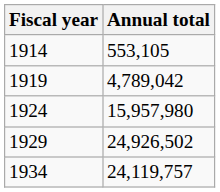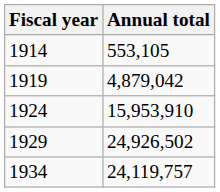(145, 80) 4,789,042 -> (145, 80) 4,879,042
(150, 111) 15,957,980 -> (150, 111) 15,953,910
